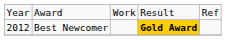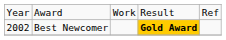(18, 28) 2012 -> (18, 28) 2002
